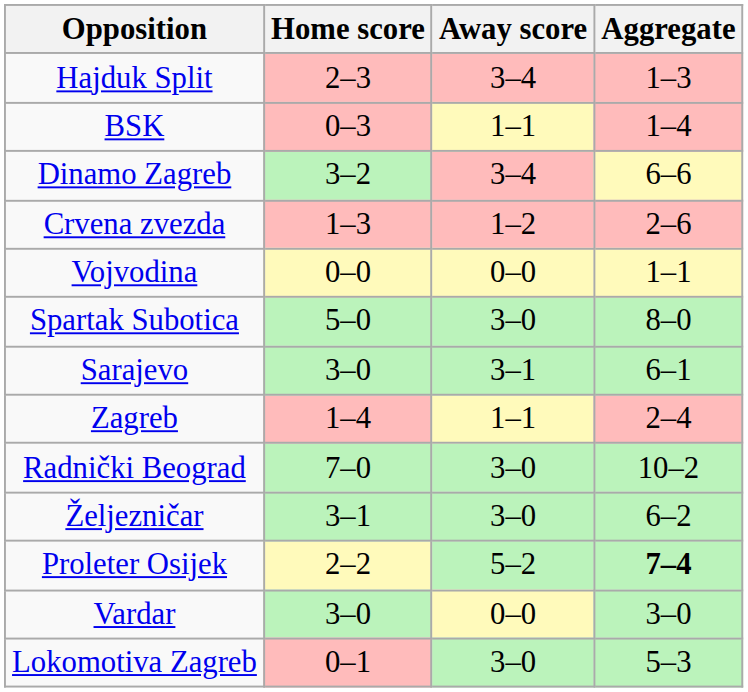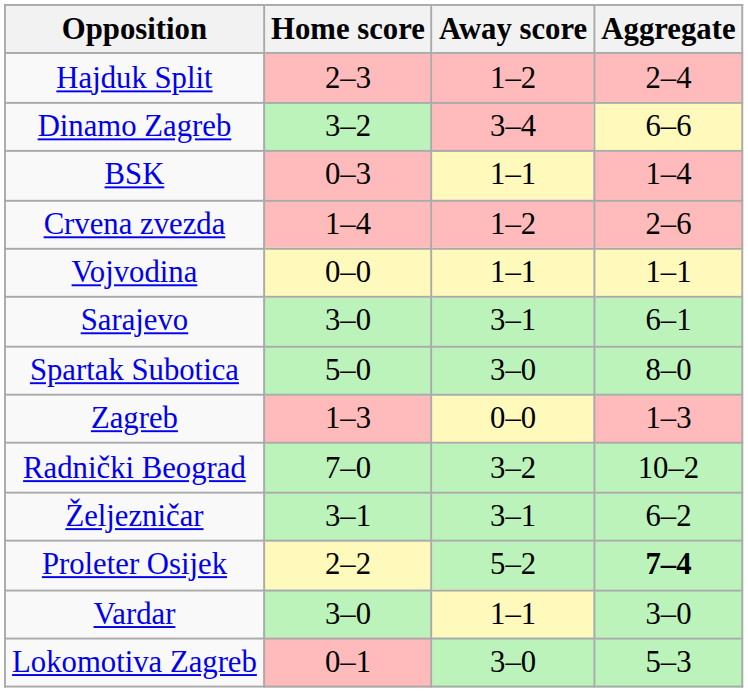(513, 77) 3–4 -> (513, 77) 1–2
(668, 77) 1–3 -> (668, 77) 2–4
rows swapped: (134, 126) <-> (134, 175)
(348, 223) 1–3 -> (348, 223) 1–4
(513, 272) 0–0 -> (513, 272) 1–1
rows swapped: (134, 369) <-> (134, 321)
(348, 418) 1–4 -> (348, 418) 1–3
(513, 418) 1–1 -> (513, 418) 0–0
(668, 418) 2–4 -> (668, 418) 1–3
(513, 467) 3–0 -> (513, 467) 3–2
(513, 516) 3–0 -> (513, 516) 3–1
(513, 613) 0–0 -> (513, 613) 1–1
